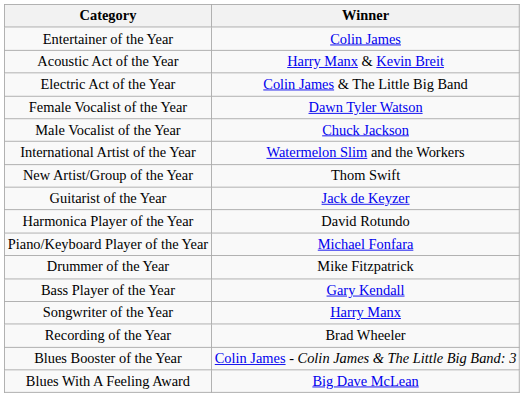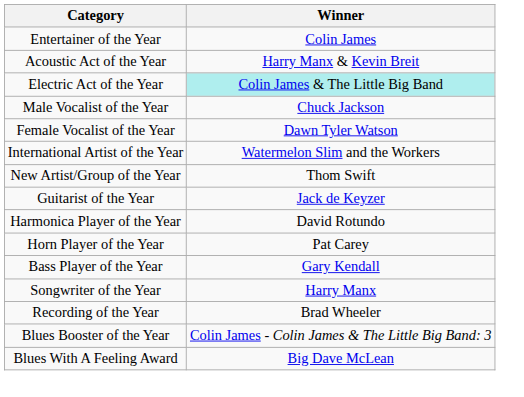(366, 84) no background -> (341, 84) paleturquoise background
rows swapped: (108, 130) <-> (108, 107)
- row: (108, 244)
+ row: (96, 244)
- row: (108, 267)
